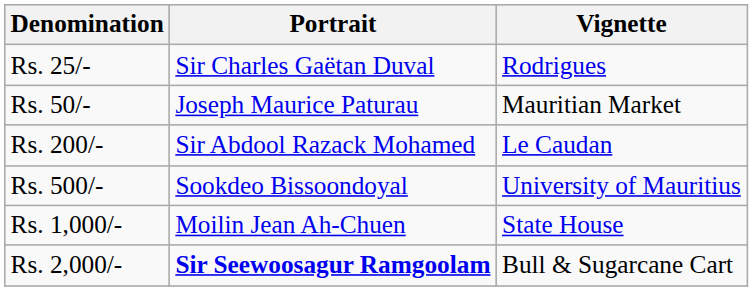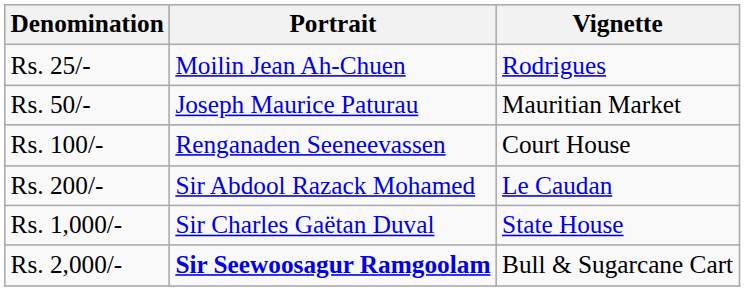(305, 64) Sir Charles Gaëtan Duval -> (291, 64) Moilin Jean Ah-Chuen
+ row: (57, 144)
- row: (57, 184)
(291, 225) Moilin Jean Ah-Chuen -> (305, 225) Sir Charles Gaëtan Duval
